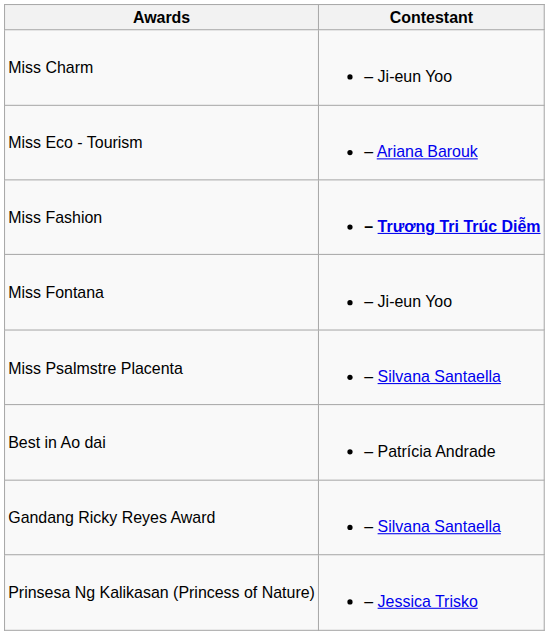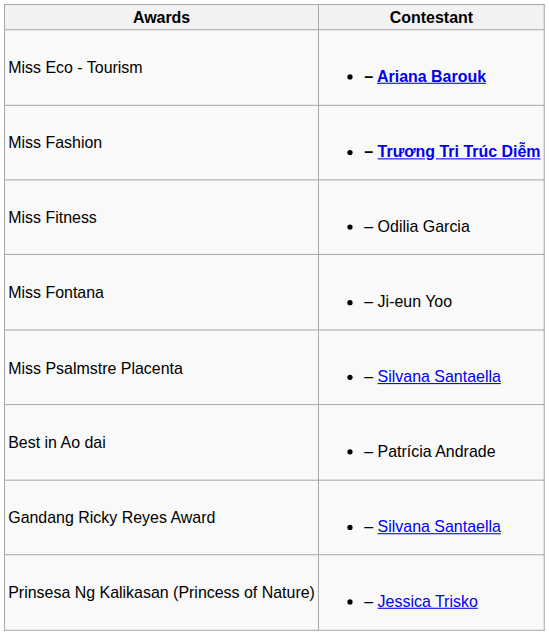- row: (51, 67)
(431, 151) normal -> (431, 76) bold
+ row: (53, 218)
